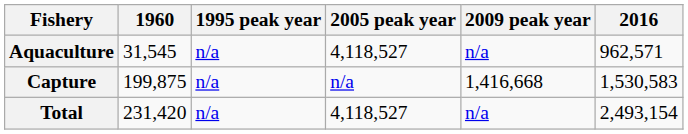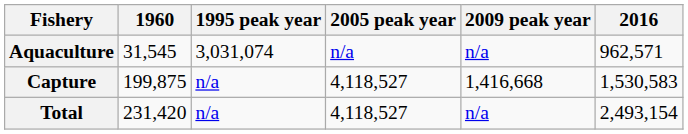(207, 50) n/a -> (234, 50) 3,031,074
(369, 50) 4,118,527 -> (342, 50) n/a
(342, 81) n/a -> (369, 81) 4,118,527
